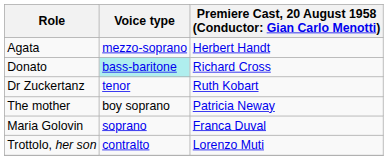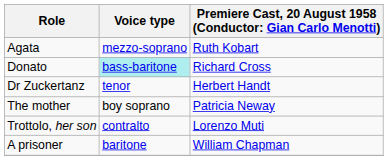(231, 47) Herbert Handt -> (226, 47) Ruth Kobart
(226, 86) Ruth Kobart -> (231, 86) Herbert Handt
- row: (45, 125)
+ row: (35, 145)
